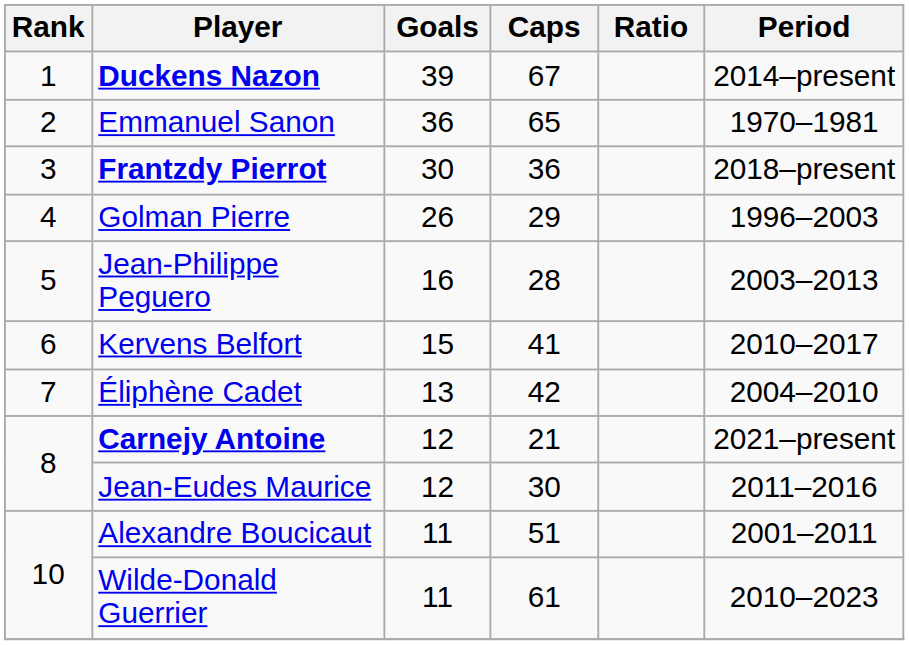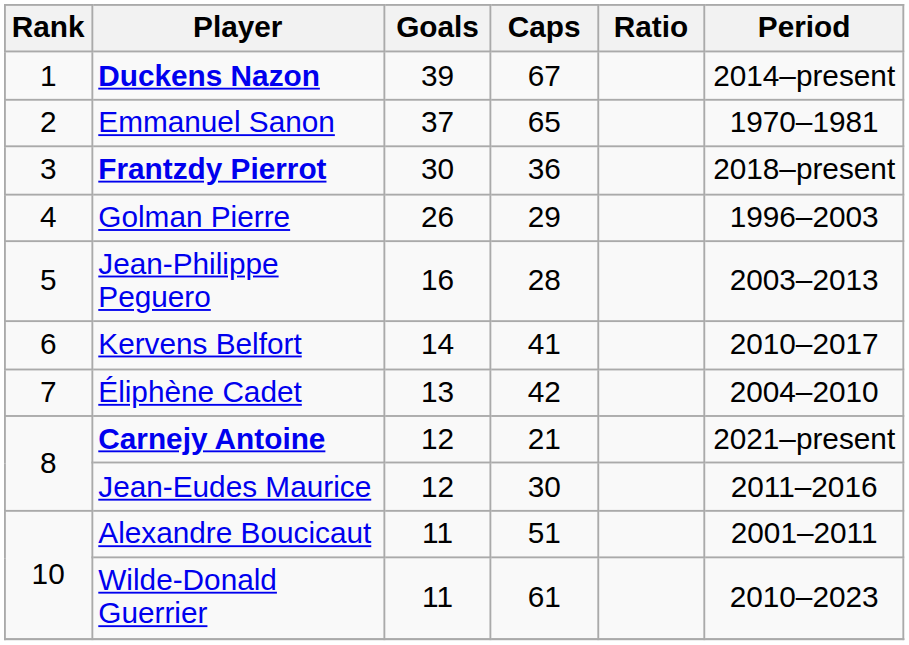(437, 122) 36 -> (437, 122) 37
(437, 344) 15 -> (437, 344) 14
